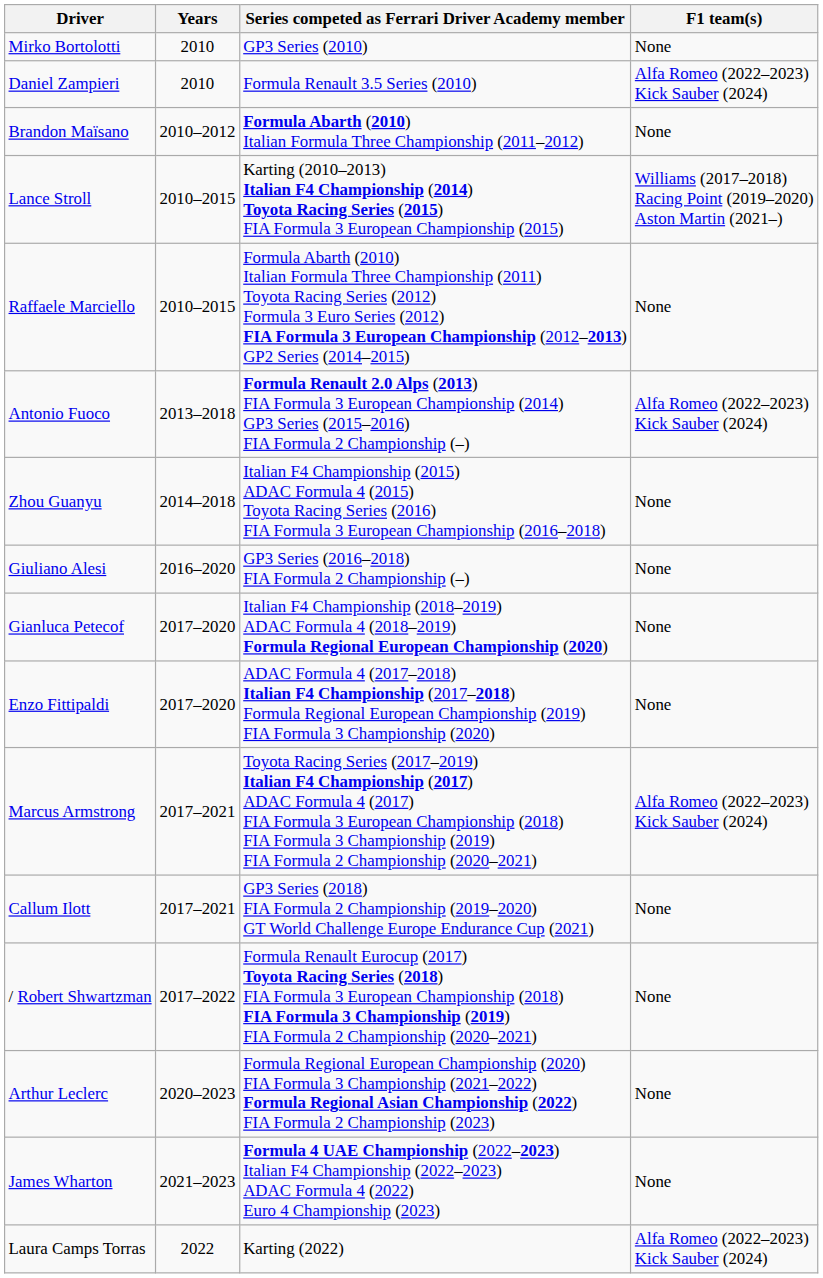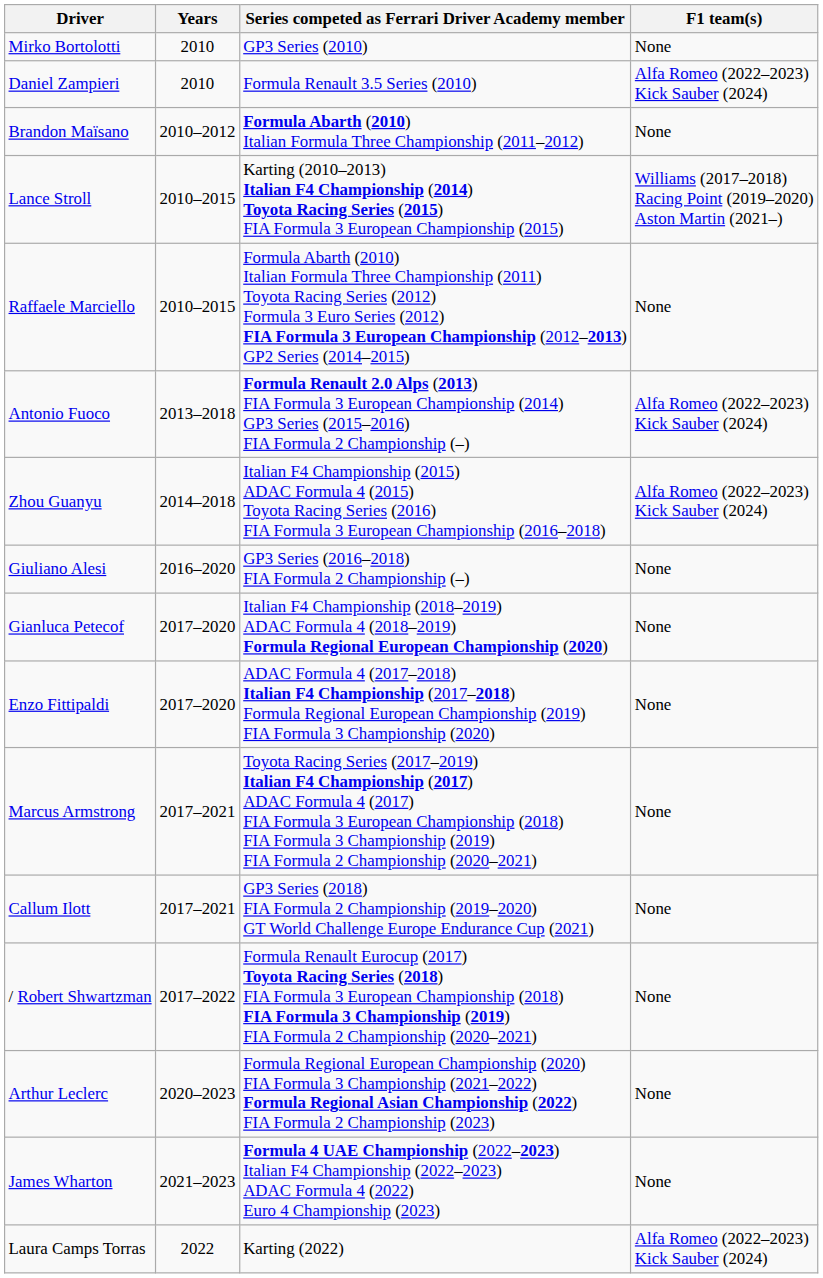(653, 501) None -> (722, 501) Alfa Romeo (2022–2023) Kick Sauber (2024)
(722, 811) Alfa Romeo (2022–2023) Kick Sauber (2024) -> (653, 811) None
